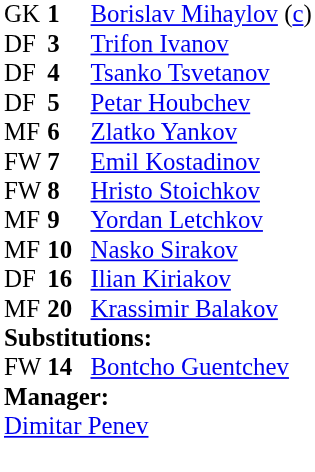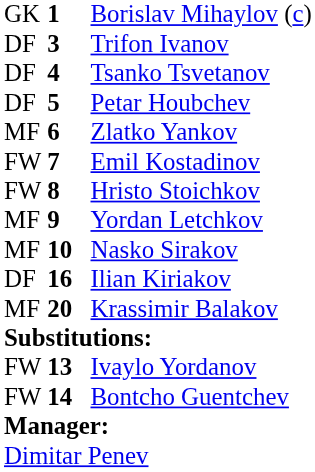+ row: (173, 367)
